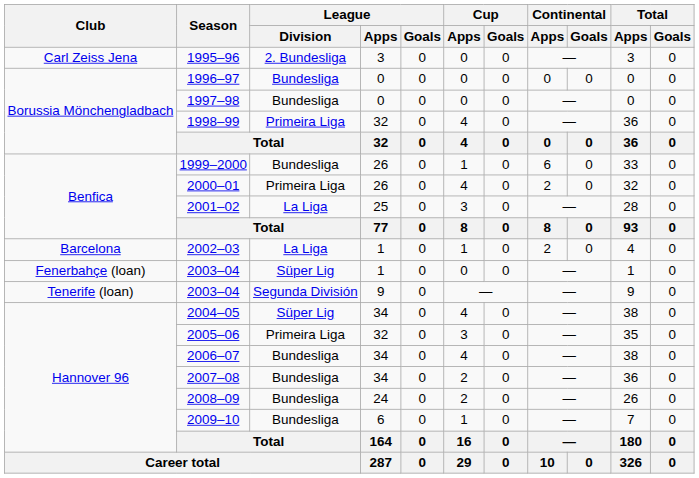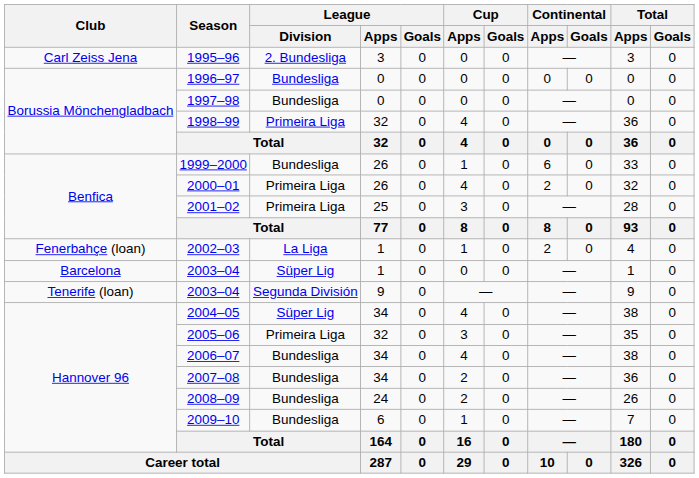(305, 206) La Liga -> (305, 206) Primeira Liga
(90, 249) Barcelona -> (90, 249) Fenerbahçe (loan)
(90, 270) Fenerbahçe (loan) -> (90, 270) Barcelona
